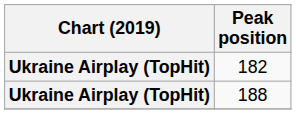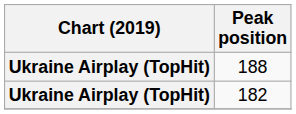rows swapped: (253, 66) <-> (253, 94)
